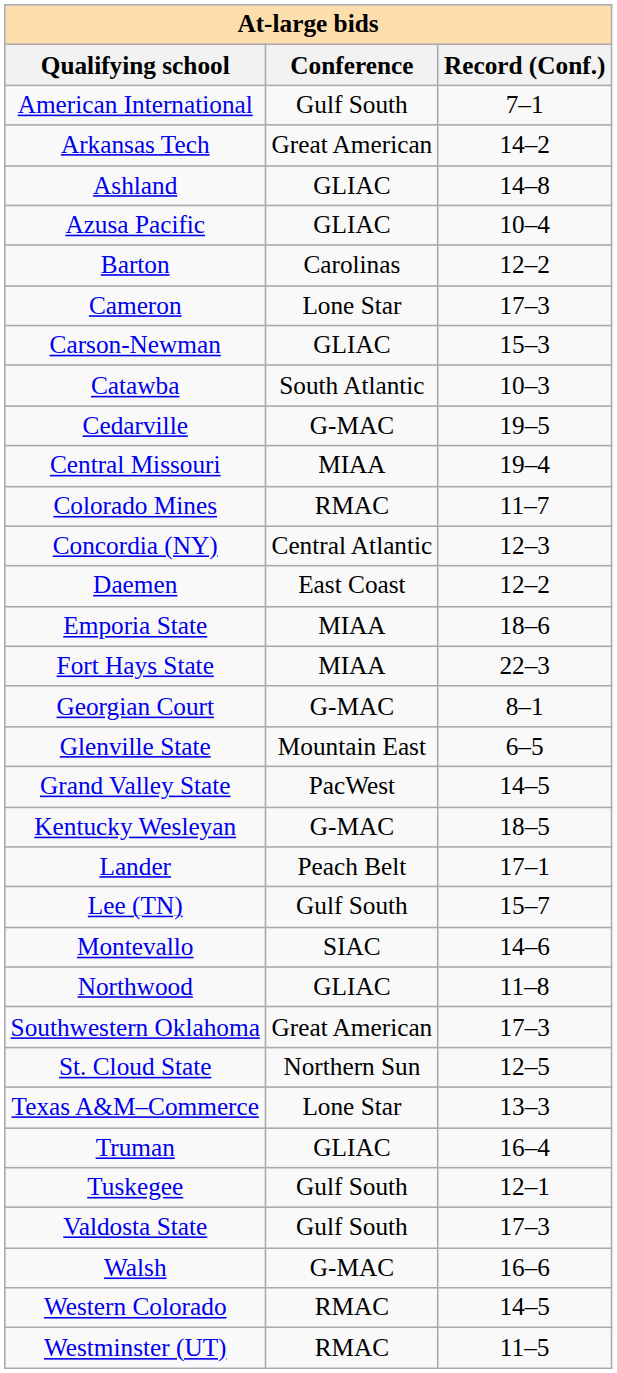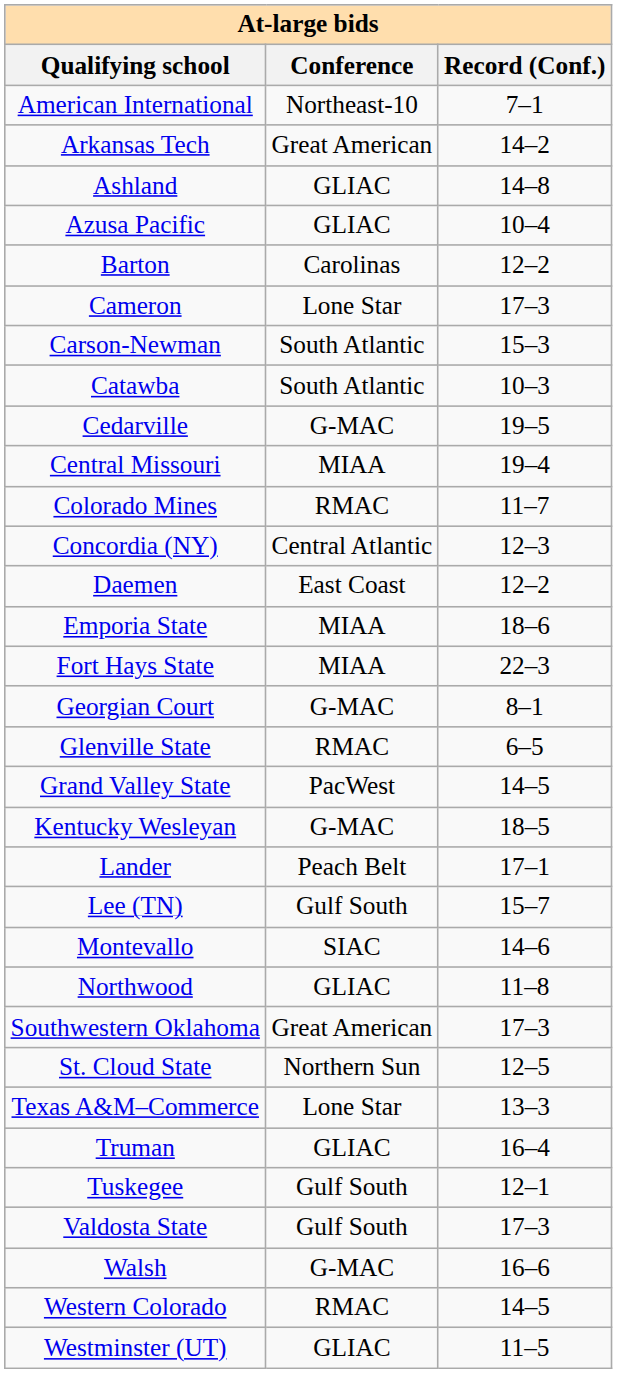(352, 104) Gulf South -> (352, 104) Northeast-10
(352, 345) GLIAC -> (352, 345) South Atlantic
(352, 746) Mountain East -> (352, 746) RMAC
(352, 1347) RMAC -> (352, 1347) GLIAC
